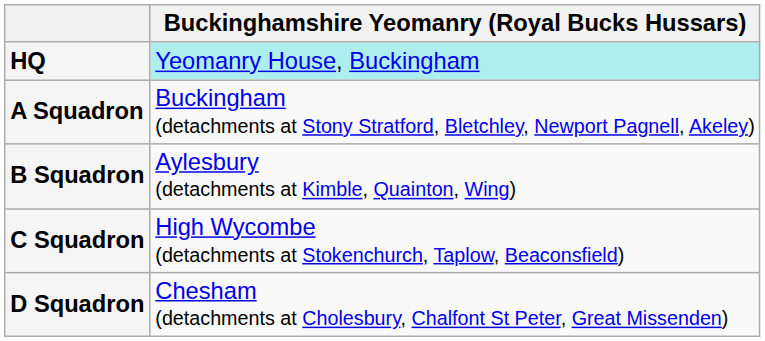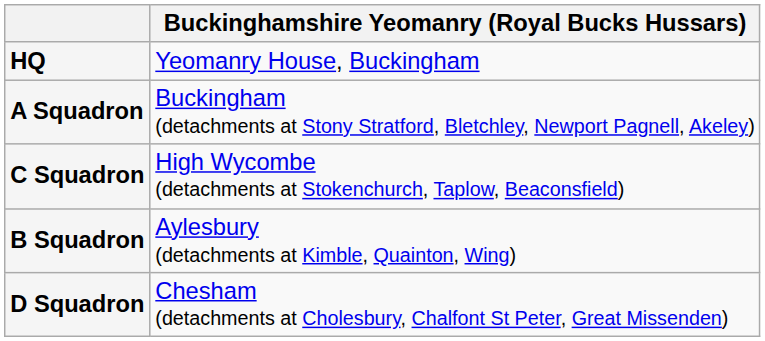(317, 60) paleturquoise background -> (317, 60) no background
rows swapped: (77, 175) <-> (77, 240)
